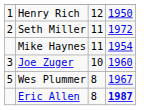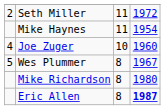- row: (49, 13)
(10, 63) 3 -> (10, 46) 4
+ row: (64, 80)
